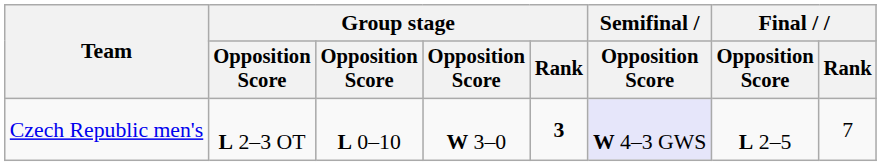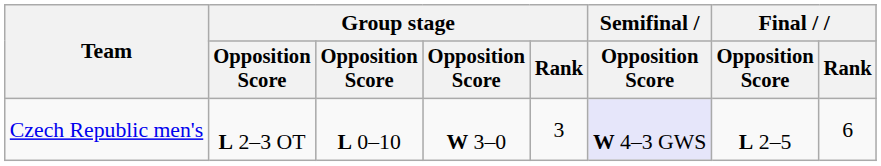(559, 129) bold -> (559, 129) normal
(848, 129) 7 -> (848, 129) 6
